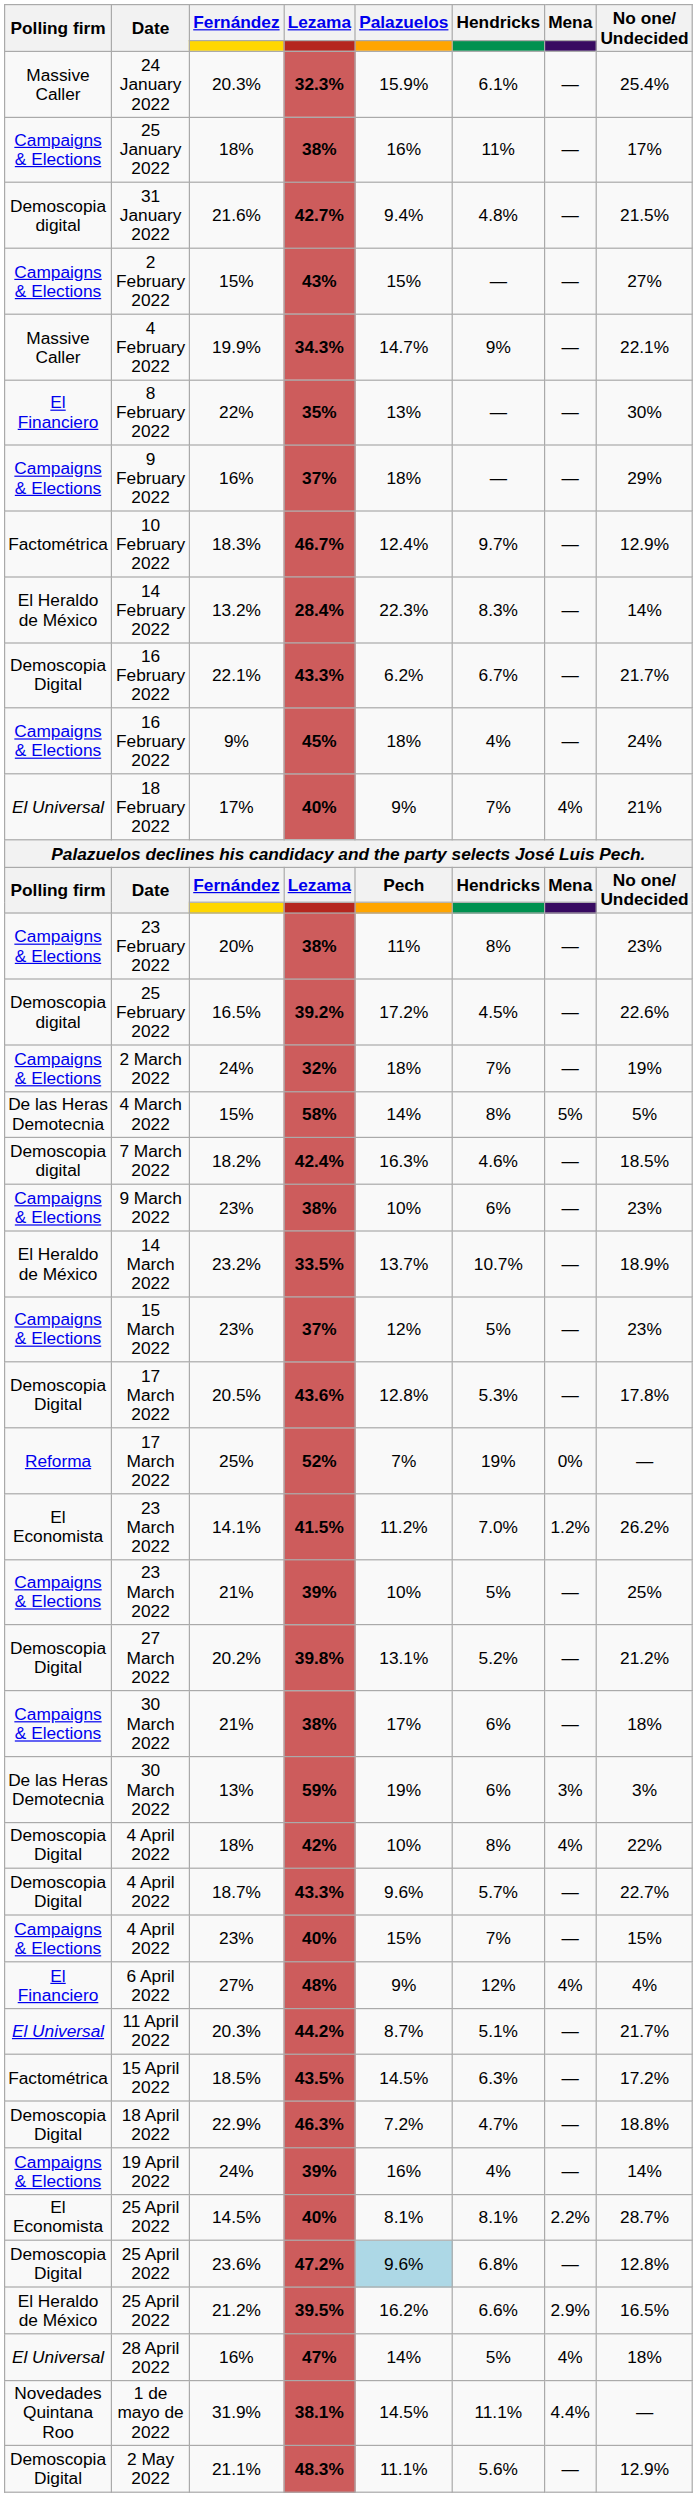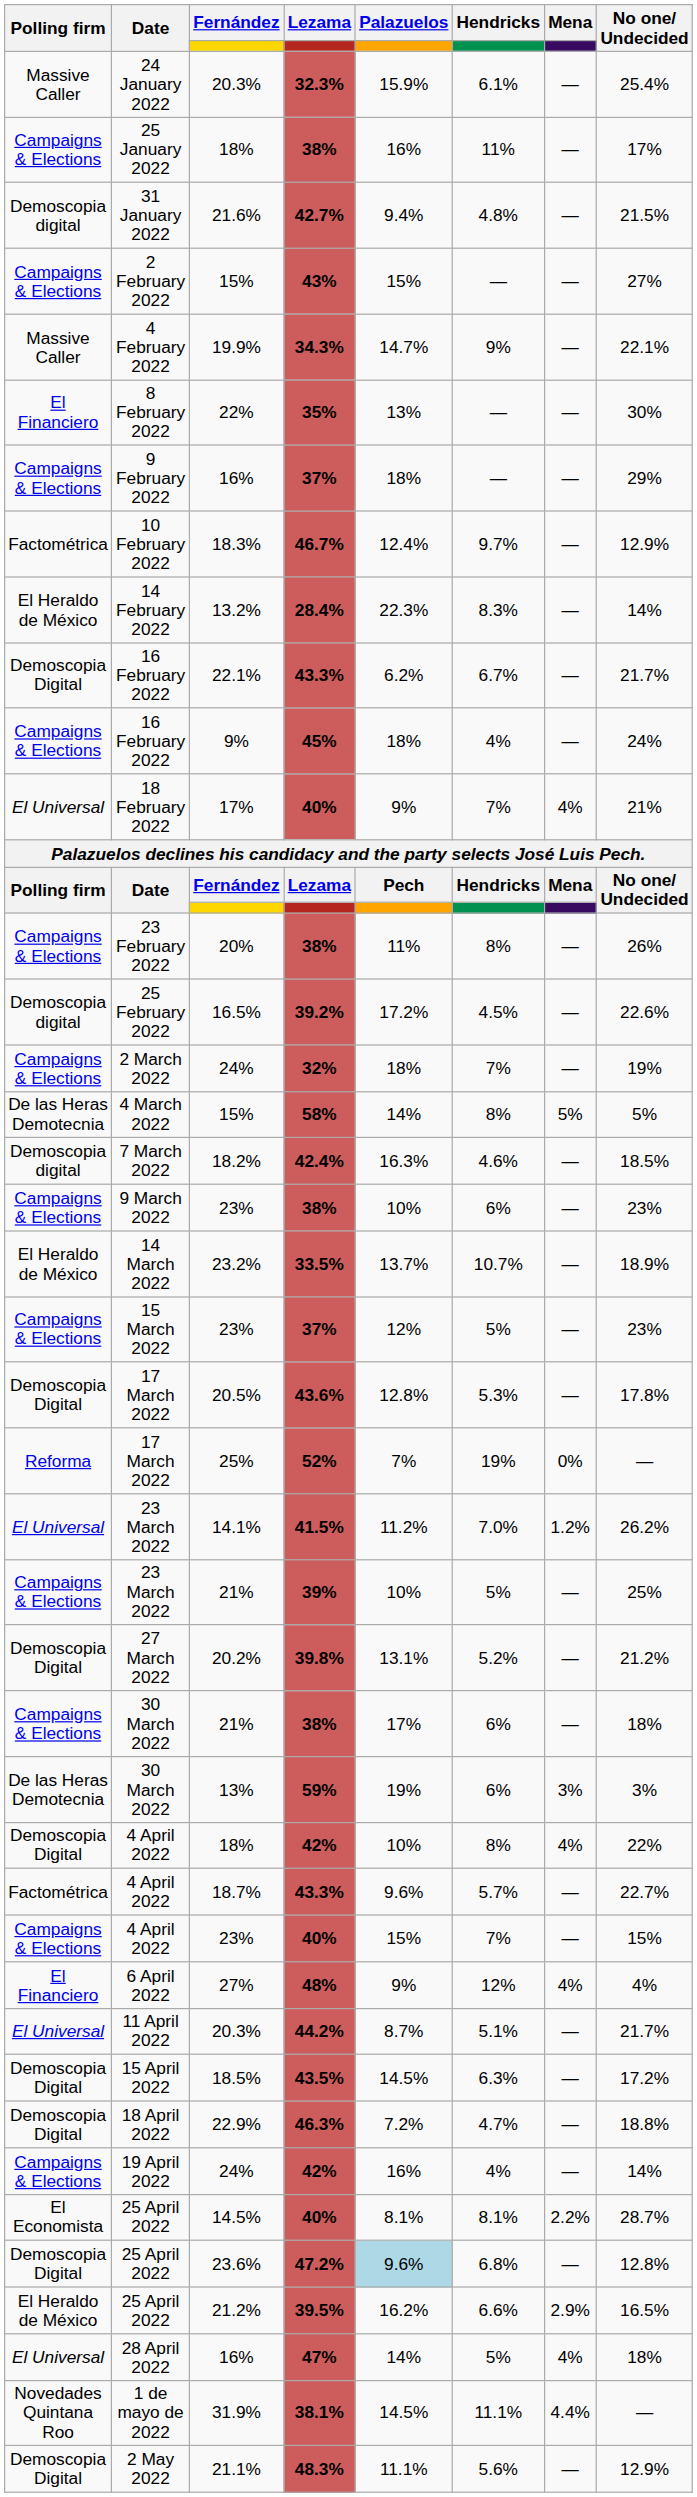(645, 946) 23% -> (645, 946) 26%
(58, 1526) El Economista -> (58, 1526) El Universal
(58, 1892) Demoscopia Digital -> (58, 1892) Factométrica
(58, 2078) Factométrica -> (58, 2078) Demoscopia Digital
(319, 2171) 39% -> (319, 2171) 42%
